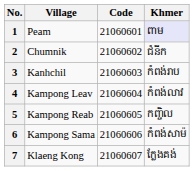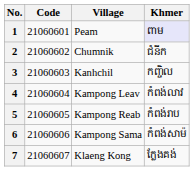columns swapped: (121, 12) <-> (61, 12)
(163, 72) កំពង់រាប -> (160, 72) កញ្ចិល
(160, 113) កញ្ចិល -> (163, 113) កំពង់រាប
